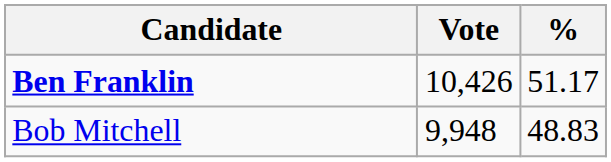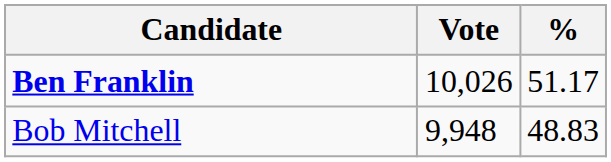(469, 80) 10,426 -> (469, 80) 10,026
